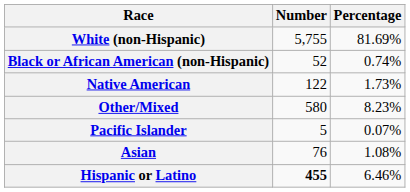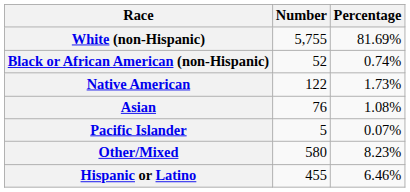rows swapped: (138, 152) <-> (138, 107)
(316, 175) bold -> (316, 175) normal
